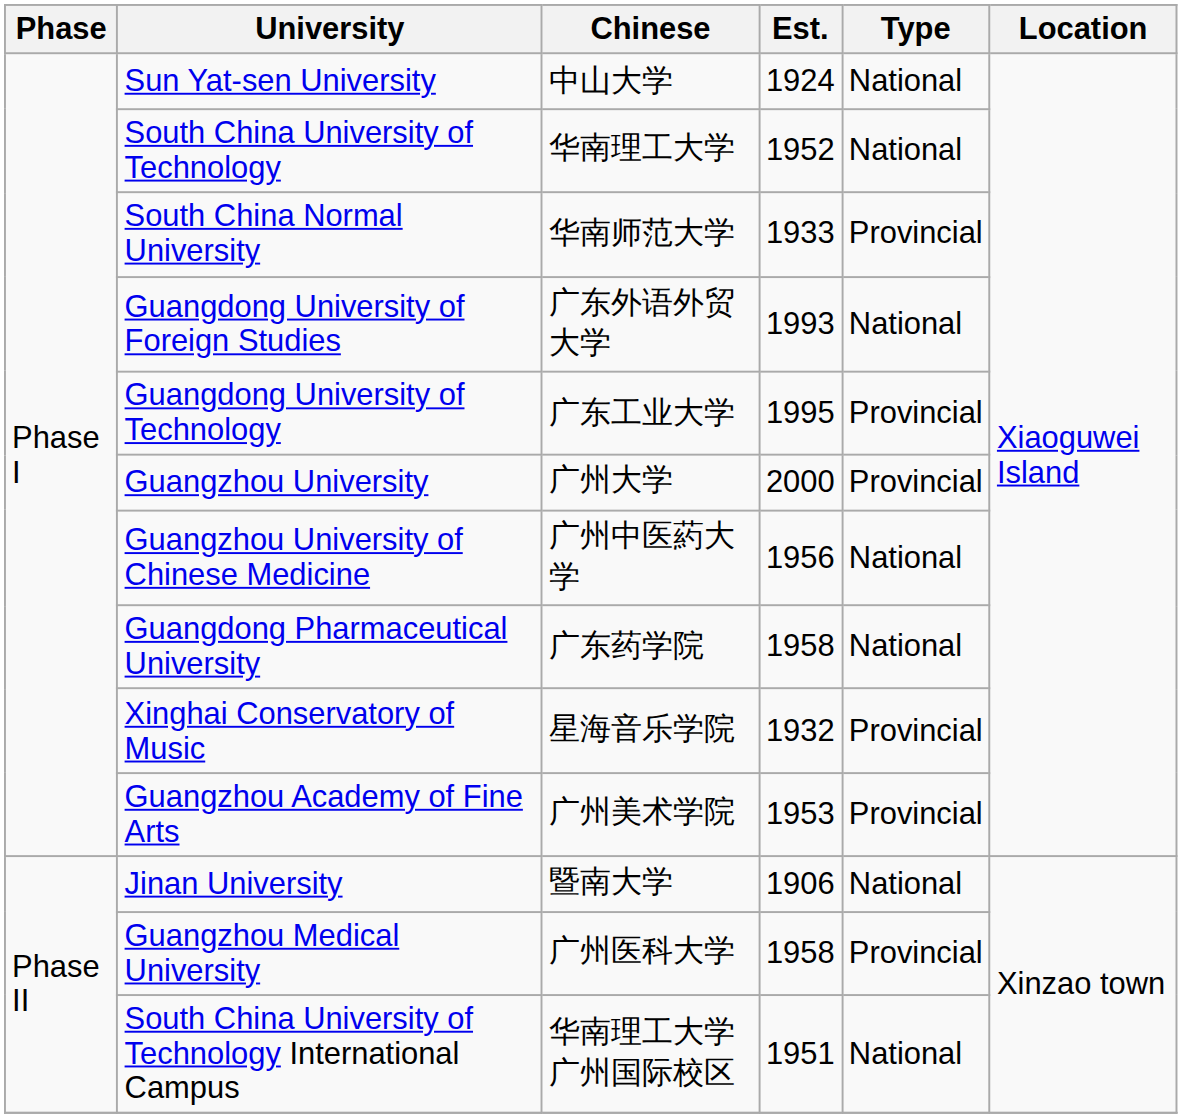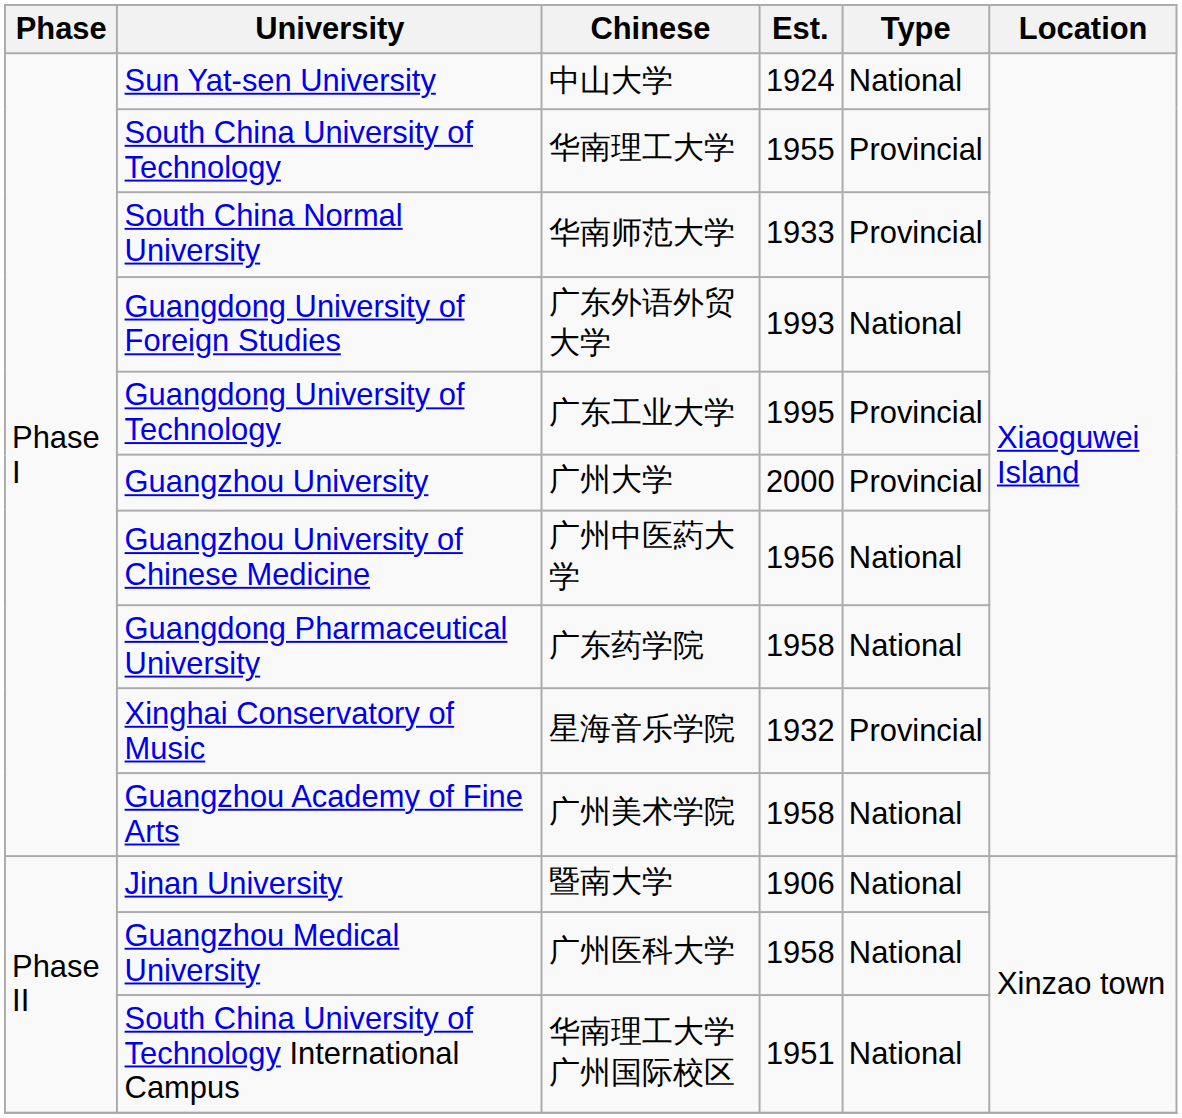(800, 150) 1952 -> (800, 150) 1955
(905, 150) National -> (916, 150) Provincial
(800, 814) 1953 -> (800, 814) 1958
(916, 814) Provincial -> (905, 814) National
(916, 952) Provincial -> (905, 952) National
